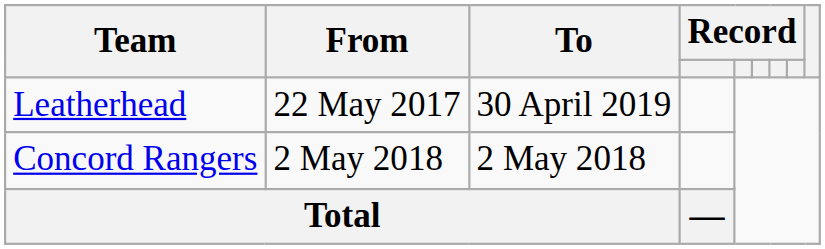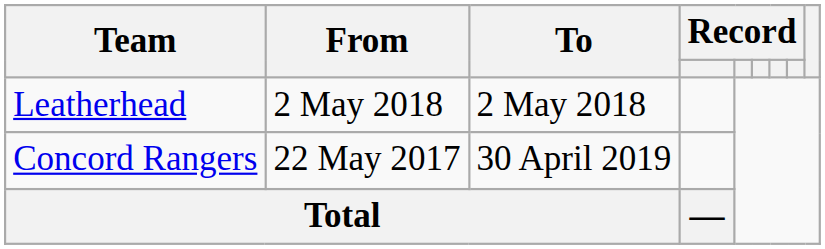(367, 104) 22 May 2017 -> (358, 104) 2 May 2018
(574, 104) 30 April 2019 -> (561, 104) 2 May 2018
(358, 159) 2 May 2018 -> (367, 159) 22 May 2017
(561, 159) 2 May 2018 -> (574, 159) 30 April 2019
